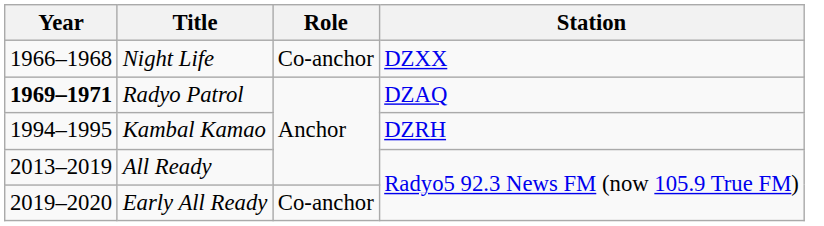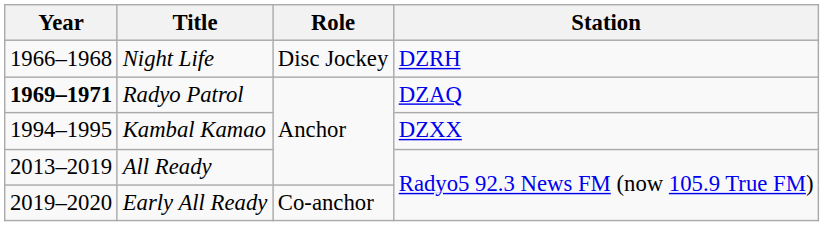(326, 58) Co-anchor -> (333, 58) Disc Jockey
(416, 58) DZXX -> (430, 58) DZRH
(415, 130) DZRH -> (430, 130) DZXX
